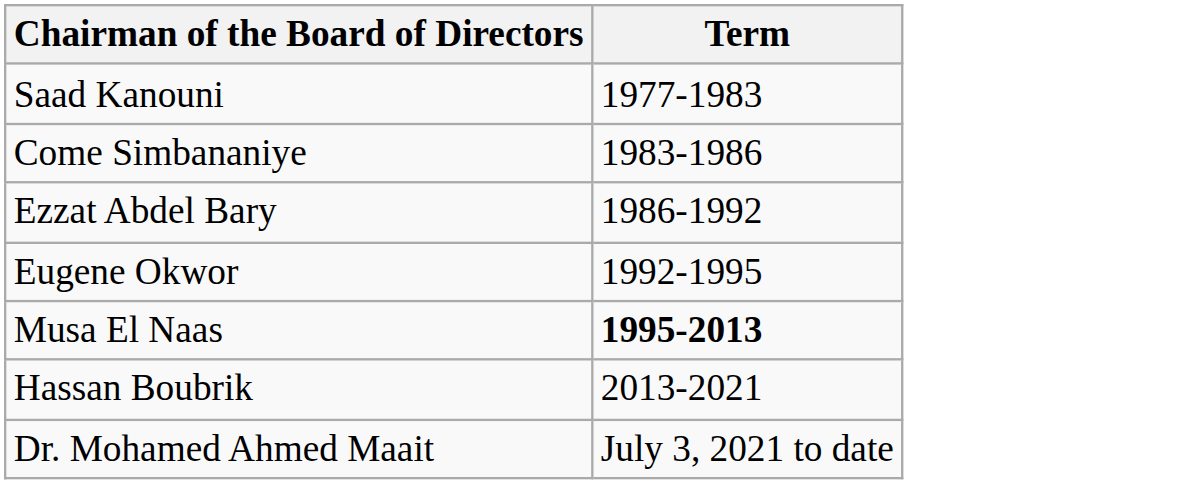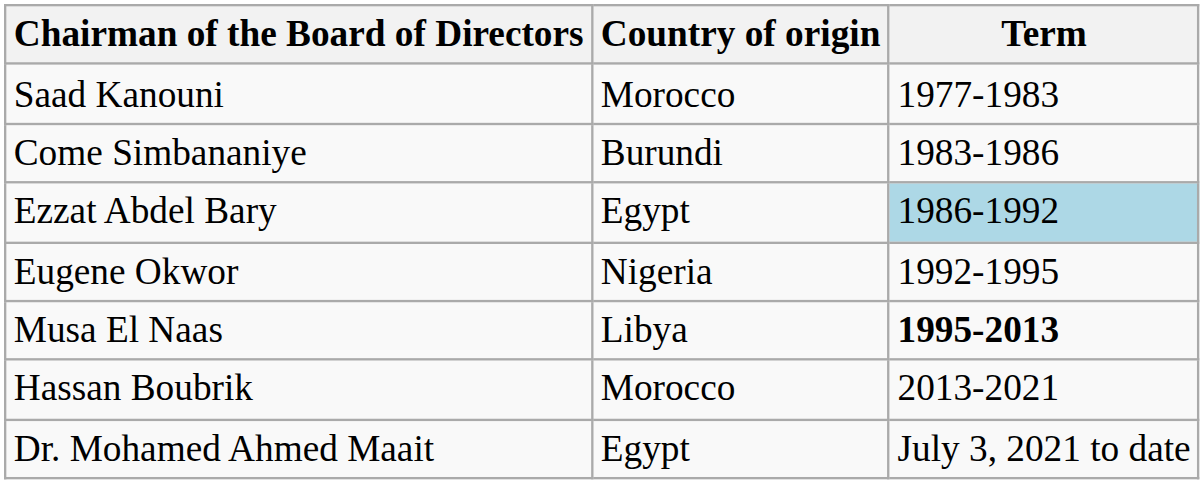+ column: (741, 34)
(682, 211) no background -> (978, 211) lightblue background
